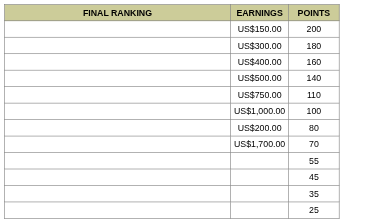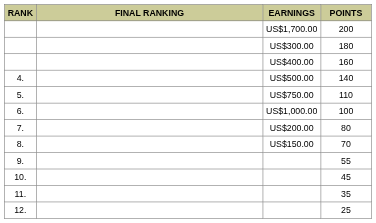+ column: (20, 13)
(260, 29) US$150.00 -> (292, 29) US$1,700.00
(260, 144) US$1,700.00 -> (292, 144) US$150.00
